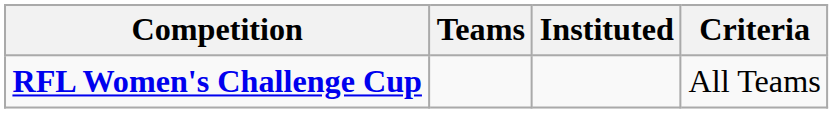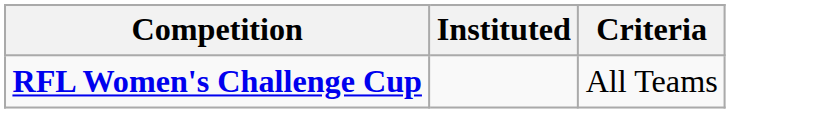- column: (481, 30)
